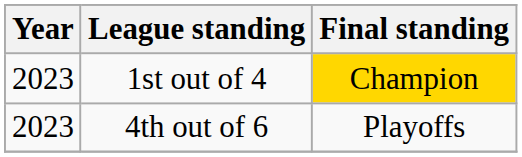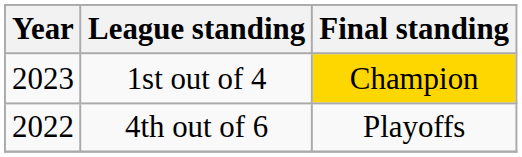(43, 126) 2023 -> (43, 126) 2022
